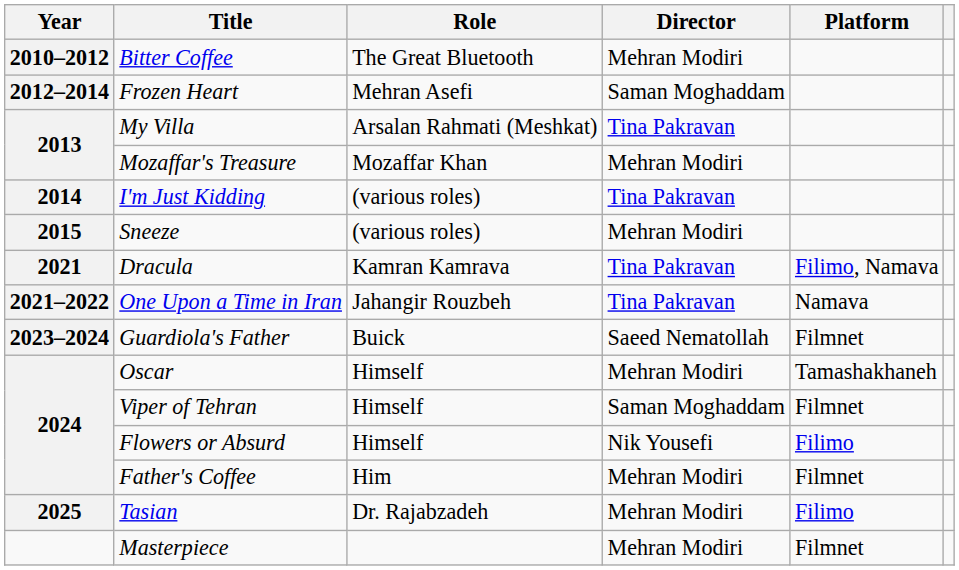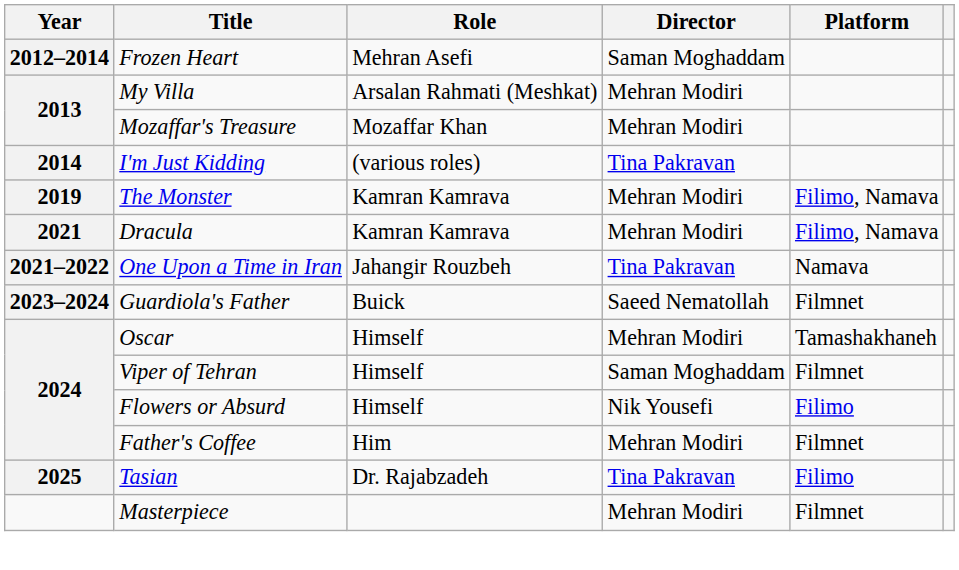- row: (176, 57)
(671, 127) Tina Pakravan -> (675, 92) Mehran Modiri
- row: (149, 232)
+ row: (175, 197)
(671, 267) Tina Pakravan -> (675, 232) Mehran Modiri
(675, 512) Mehran Modiri -> (671, 477) Tina Pakravan
